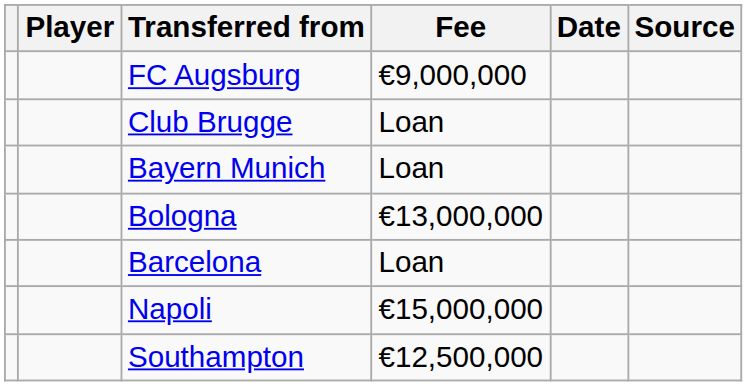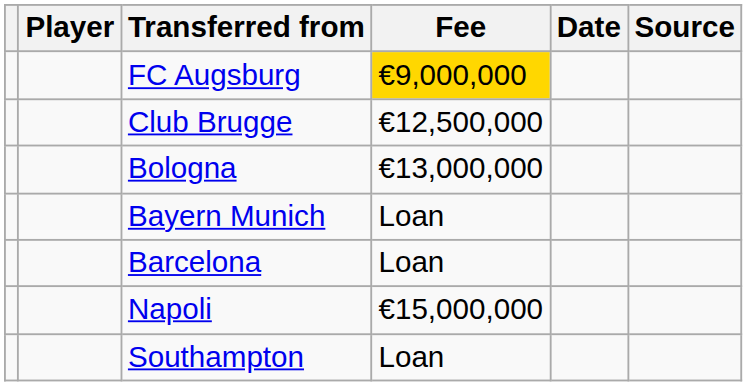(453, 74) no background -> (453, 74) gold background
(411, 121) Loan -> (461, 121) €12,500,000
rows swapped: (227, 168) <-> (182, 215)
(461, 356) €12,500,000 -> (411, 356) Loan
